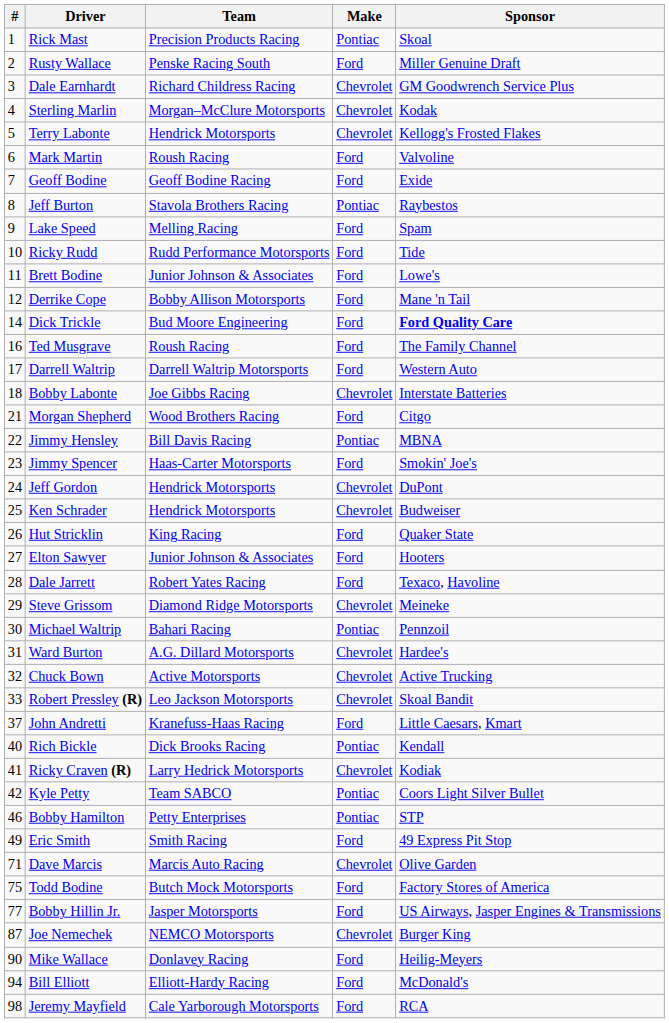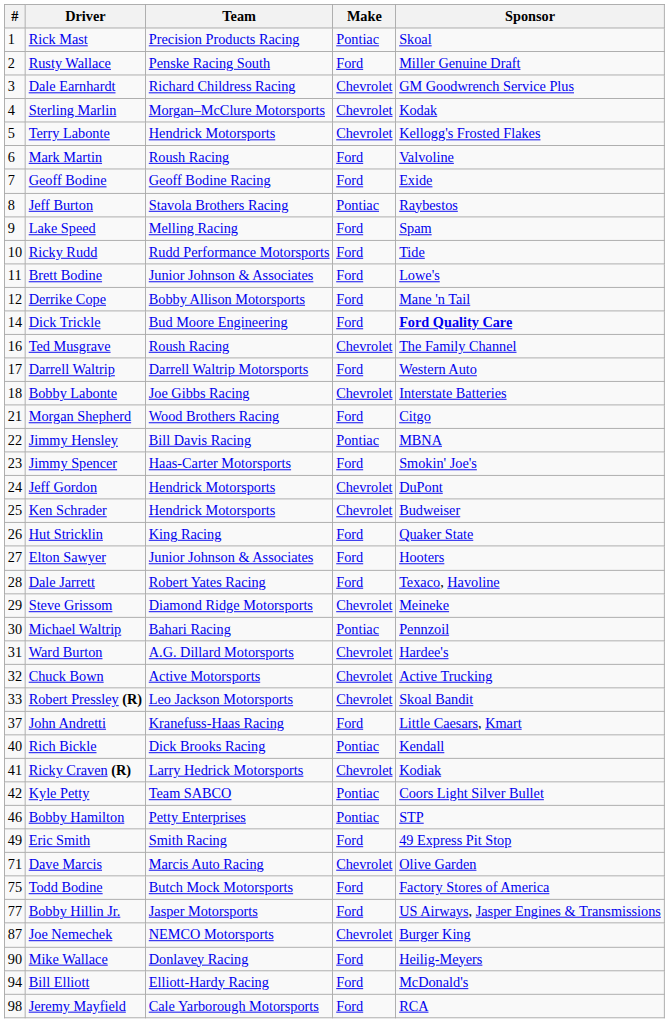(350, 346) Ford -> (364, 346) Chevrolet
